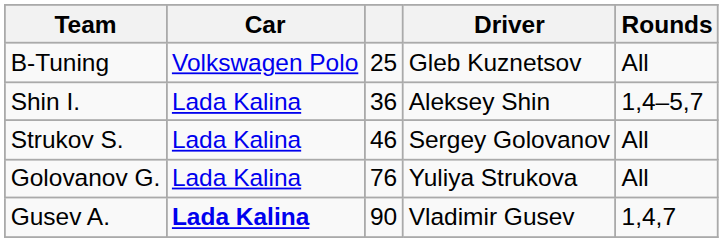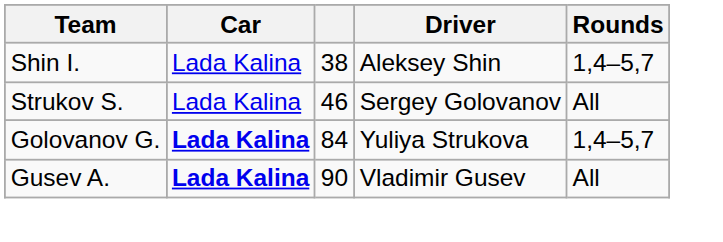- row: (60, 62)
(383, 101) 36 -> (334, 62) 38
(237, 178) normal -> (241, 140) bold
(383, 178) 76 -> (334, 140) 84
(635, 178) All -> (613, 140) 1,4–5,7
(649, 217) 1,4,7 -> (586, 178) All
